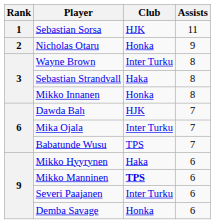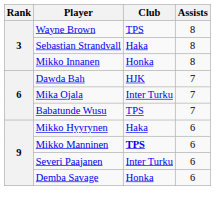- row: (69, 29)
- row: (67, 45)
(149, 62) Inter Turku -> (135, 29) TPS
